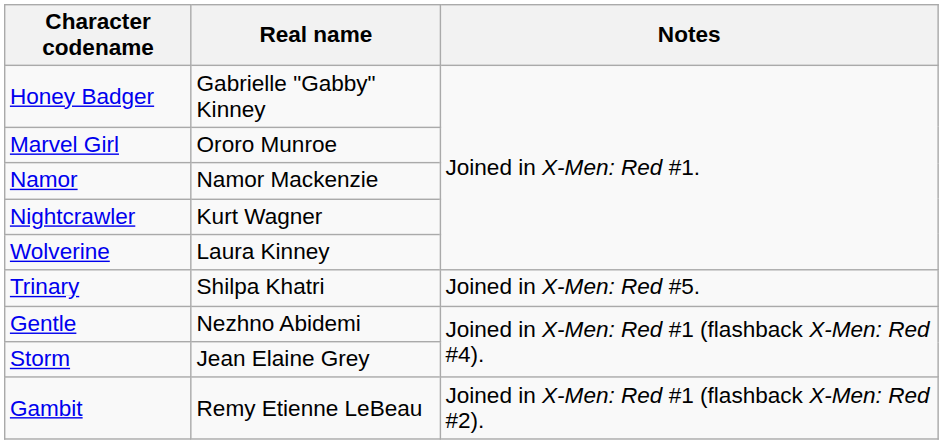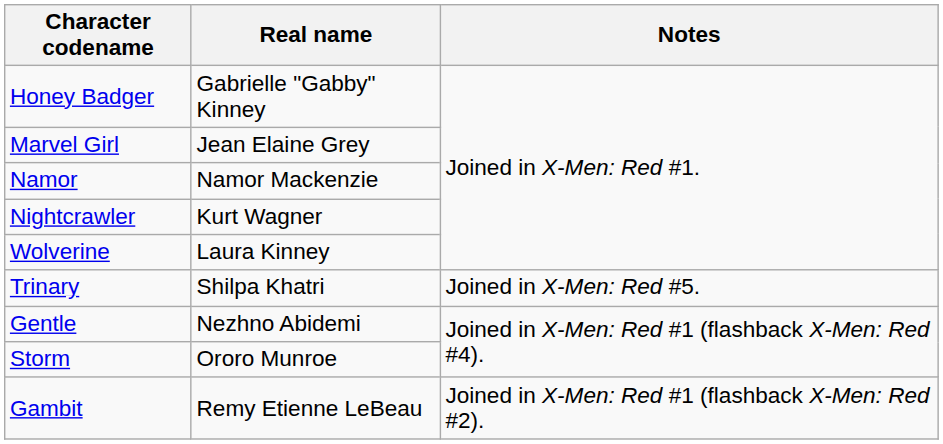(267, 144) Ororo Munroe -> (283, 144) Jean Elaine Grey
(283, 359) Jean Elaine Grey -> (267, 359) Ororo Munroe
